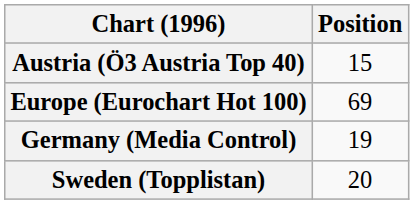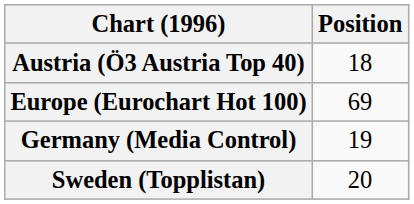(360, 62) 15 -> (360, 62) 18
